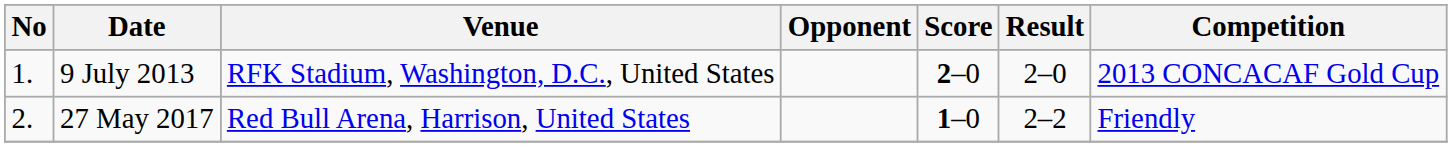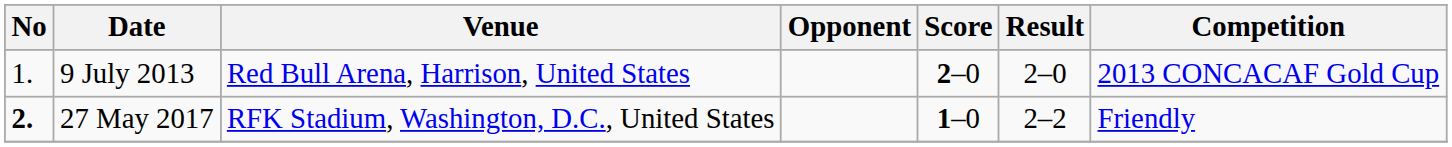(501, 73) RFK Stadium, Washington, D.C., United States -> (458, 73) Red Bull Arena, Harrison, United States
(22, 118) normal -> (22, 118) bold
(458, 118) Red Bull Arena, Harrison, United States -> (501, 118) RFK Stadium, Washington, D.C., United States
